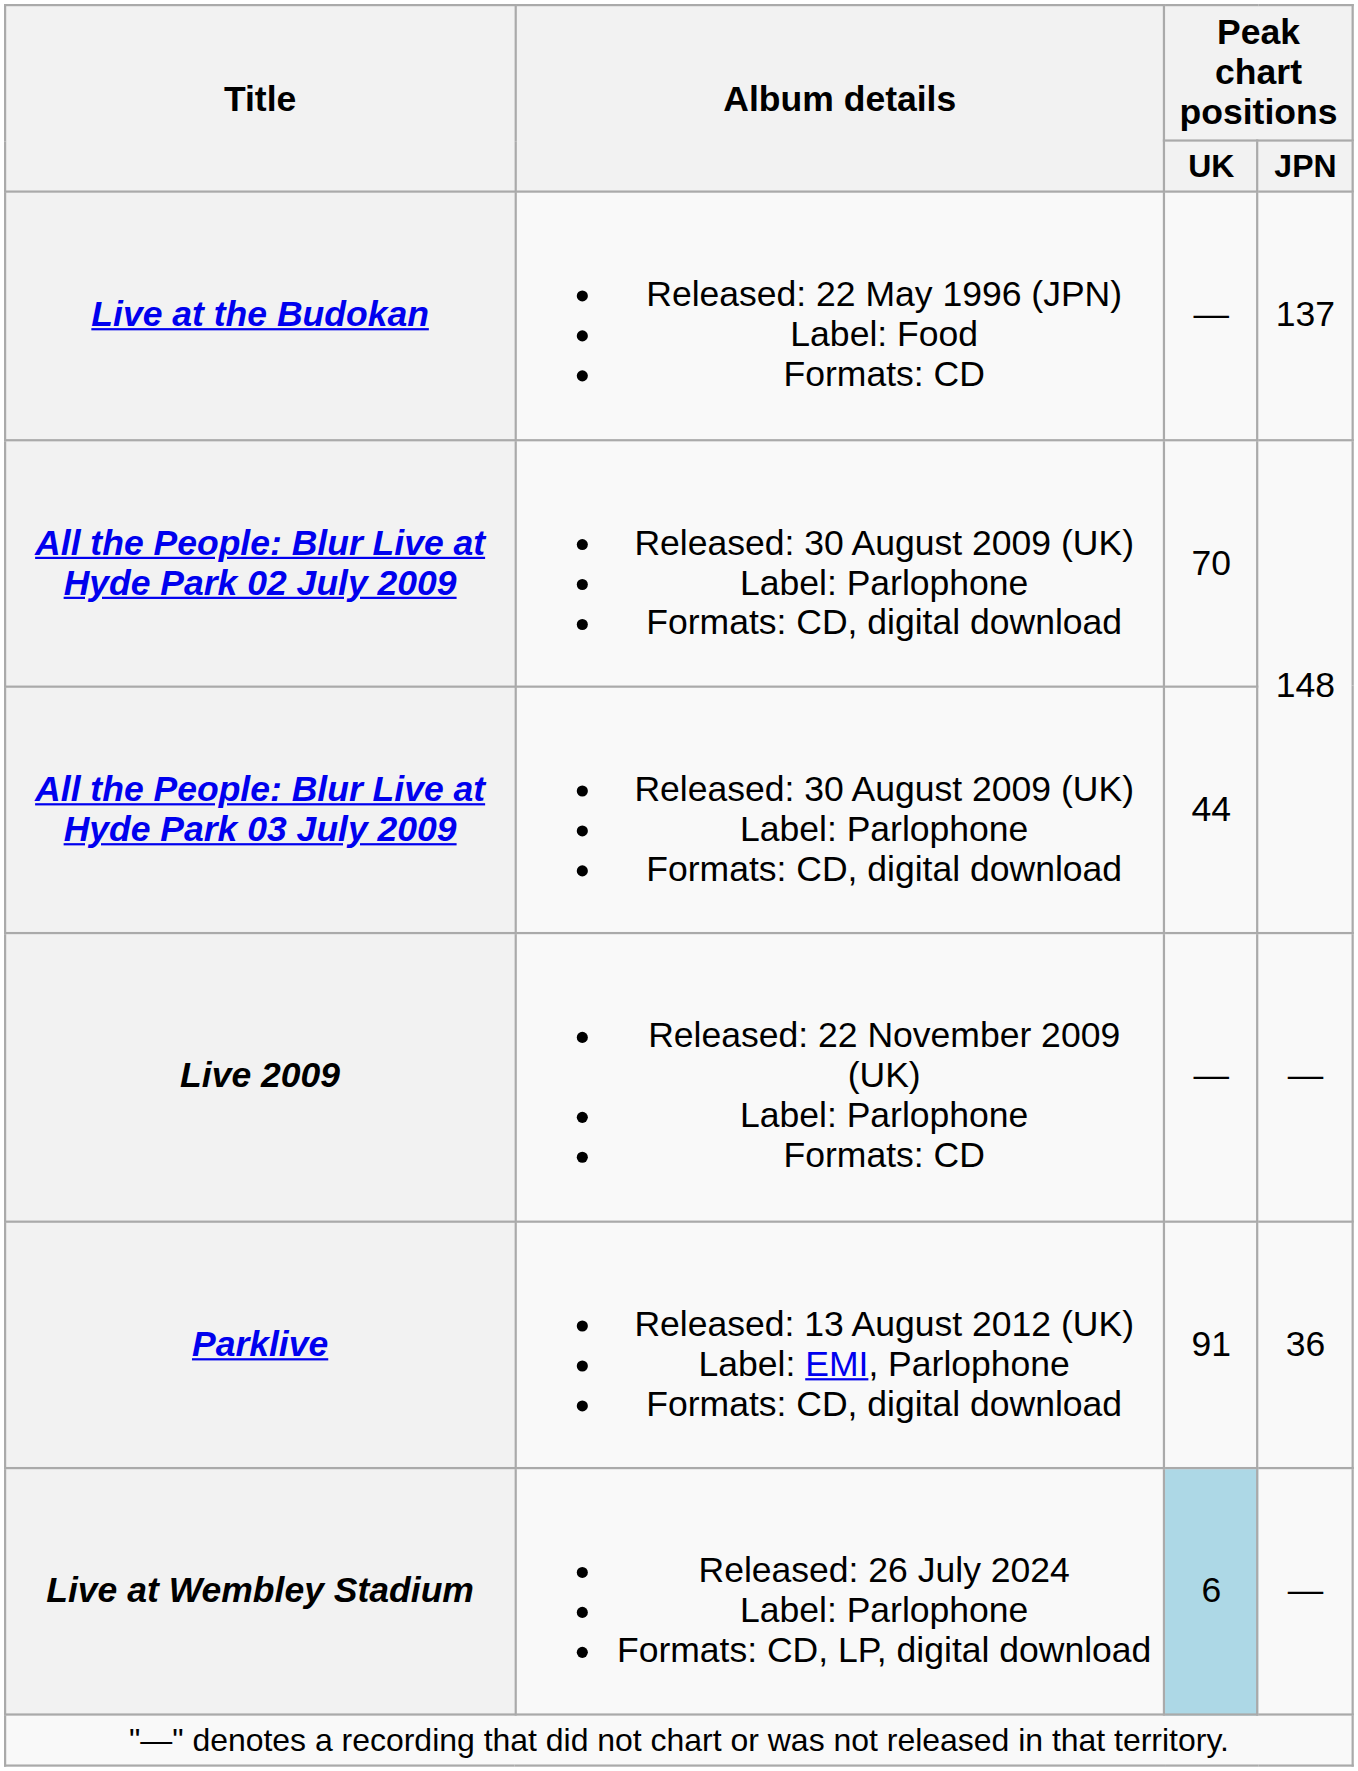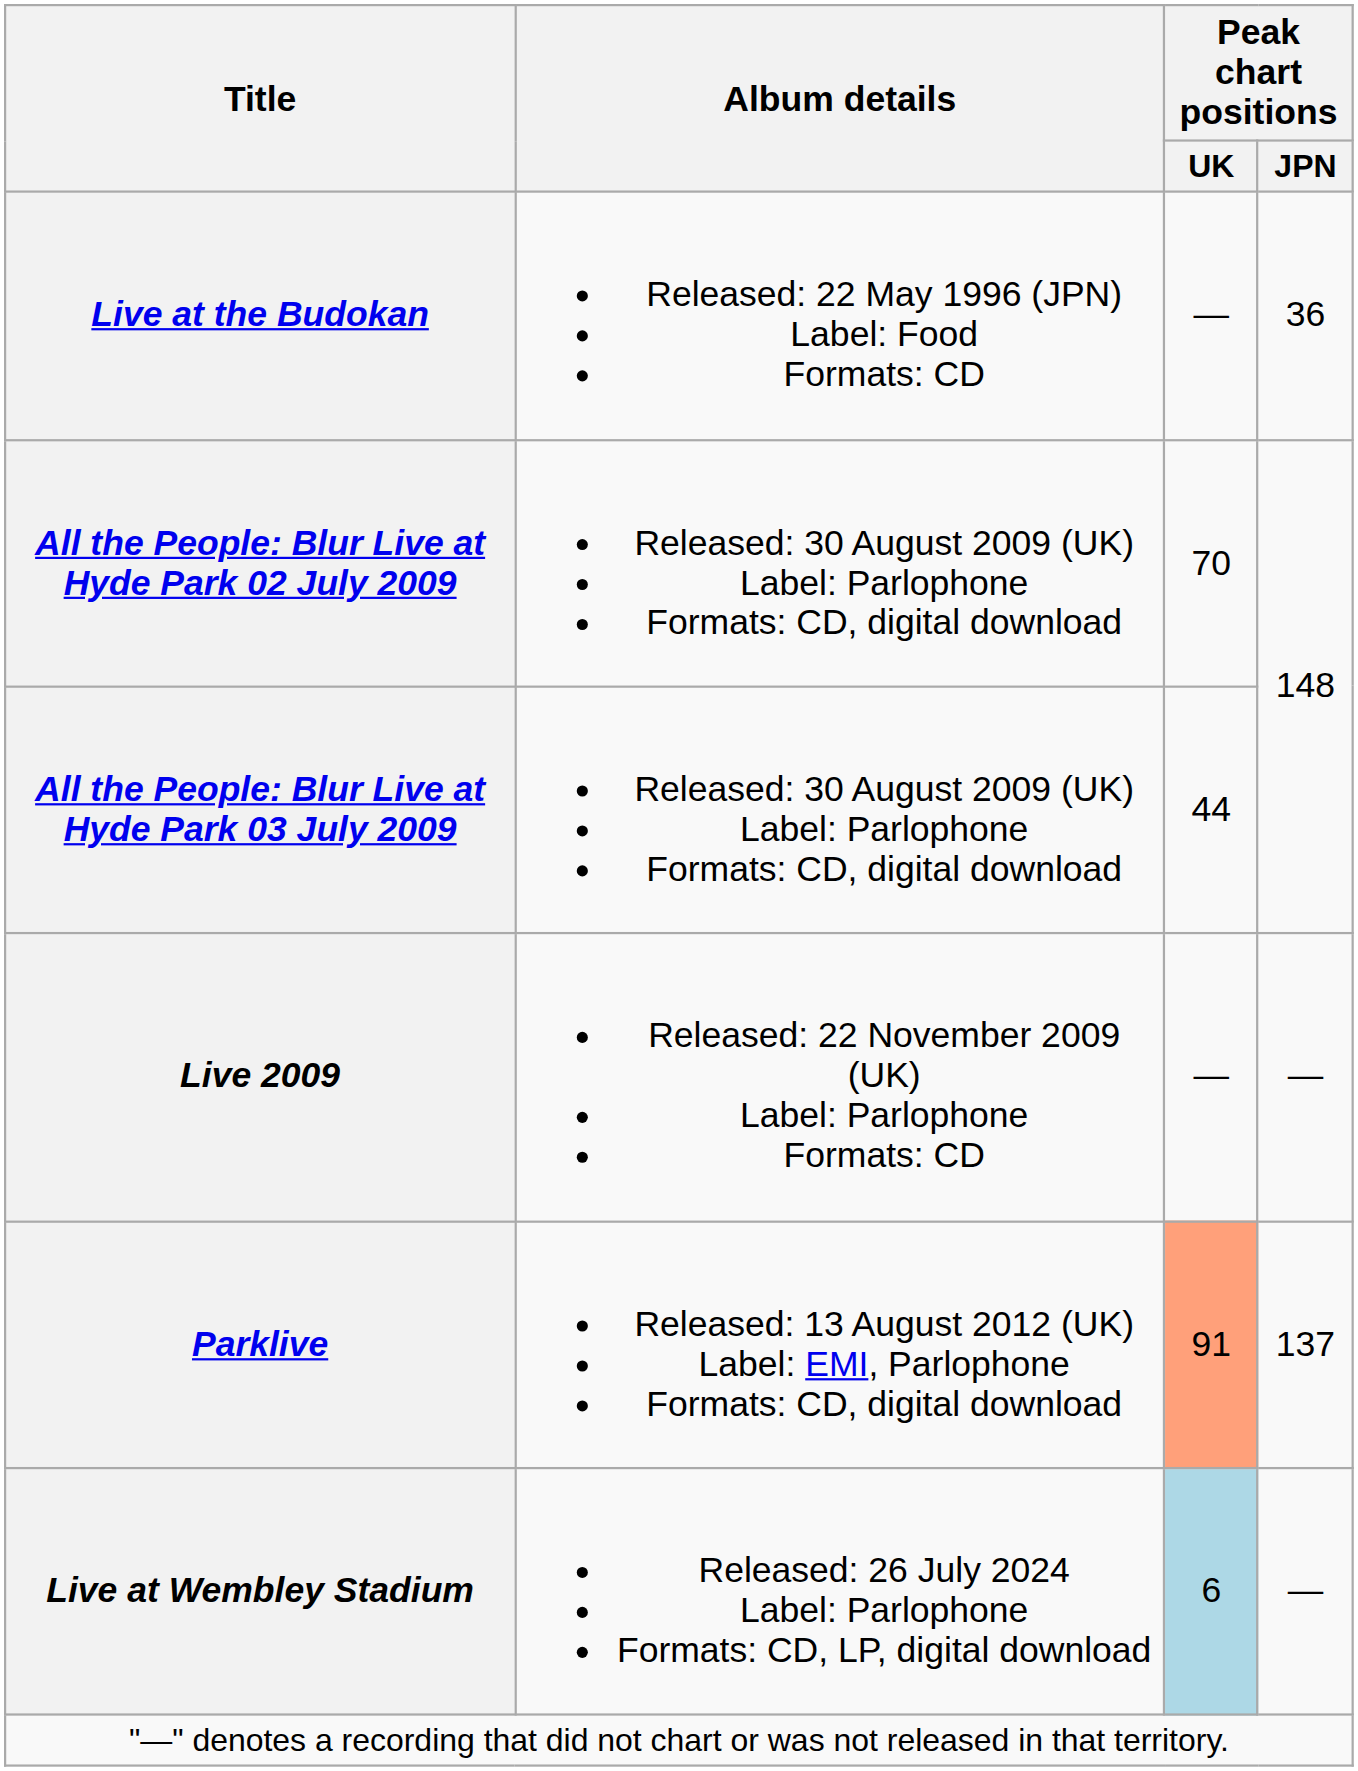(1305, 314) 137 -> (1305, 314) 36
(1211, 1343) no background -> (1211, 1343) lightsalmon background
(1305, 1343) 36 -> (1305, 1343) 137
